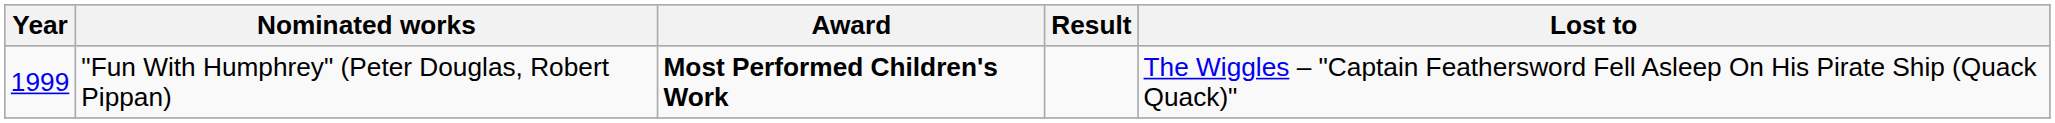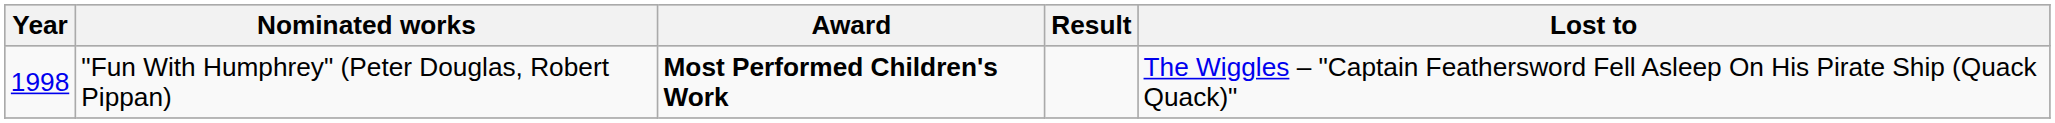(40, 81) 1999 -> (40, 81) 1998
